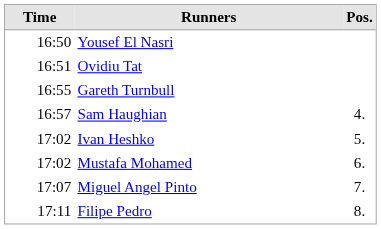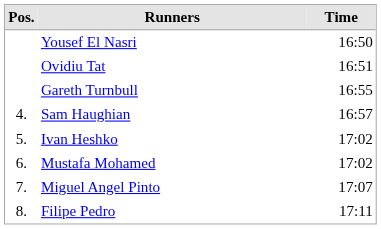columns swapped: (360, 17) <-> (40, 17)
